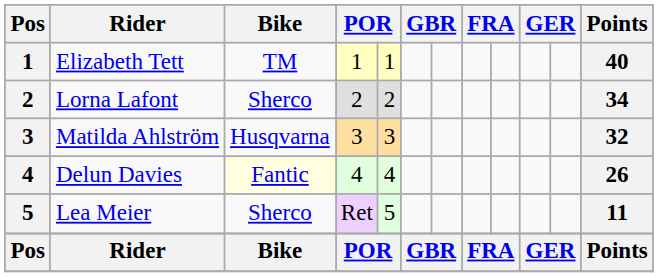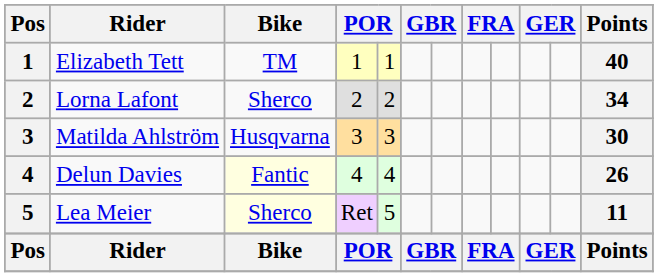(617, 137) 32 -> (617, 137) 30
(280, 213) no background -> (280, 213) lightyellow background
